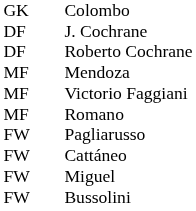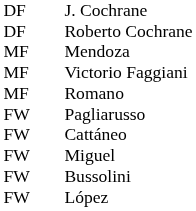- row: (97, 10)
+ row: (86, 196)
